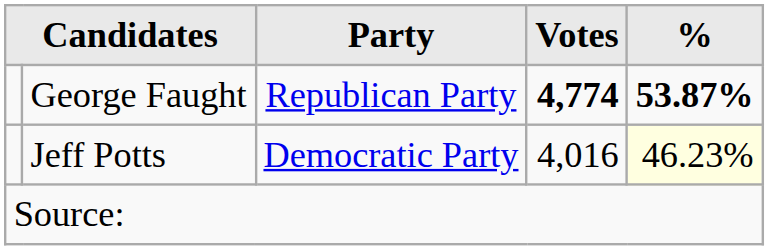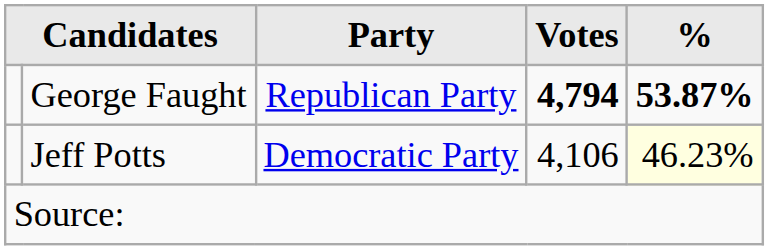(578, 94) 4,774 -> (578, 94) 4,794
(578, 154) 4,016 -> (578, 154) 4,106
